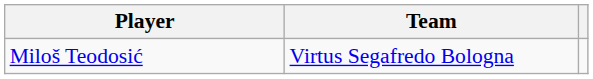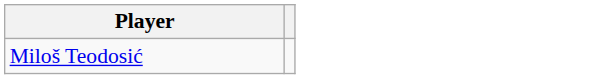- column: (431, 21)
